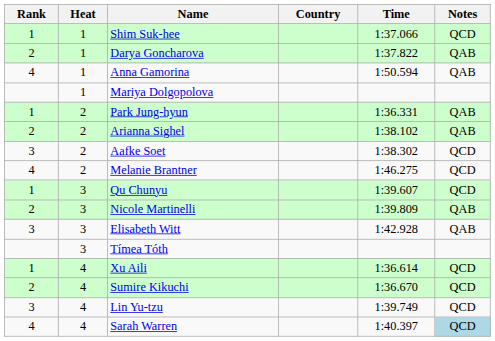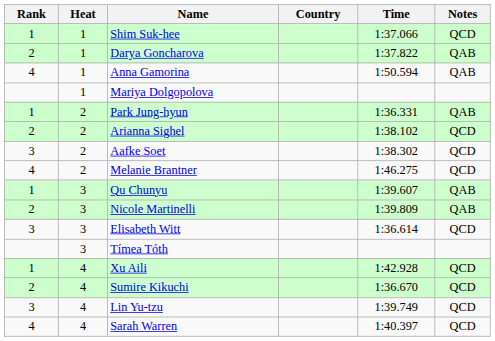(463, 131) QAB -> (463, 131) QCD
(463, 190) QCD -> (463, 190) QAB
(396, 229) 1:42.928 -> (396, 229) 1:36.614
(463, 229) QAB -> (463, 229) QCD
(396, 268) 1:36.614 -> (396, 268) 1:42.928
(463, 326) lightblue background -> (463, 326) no background
